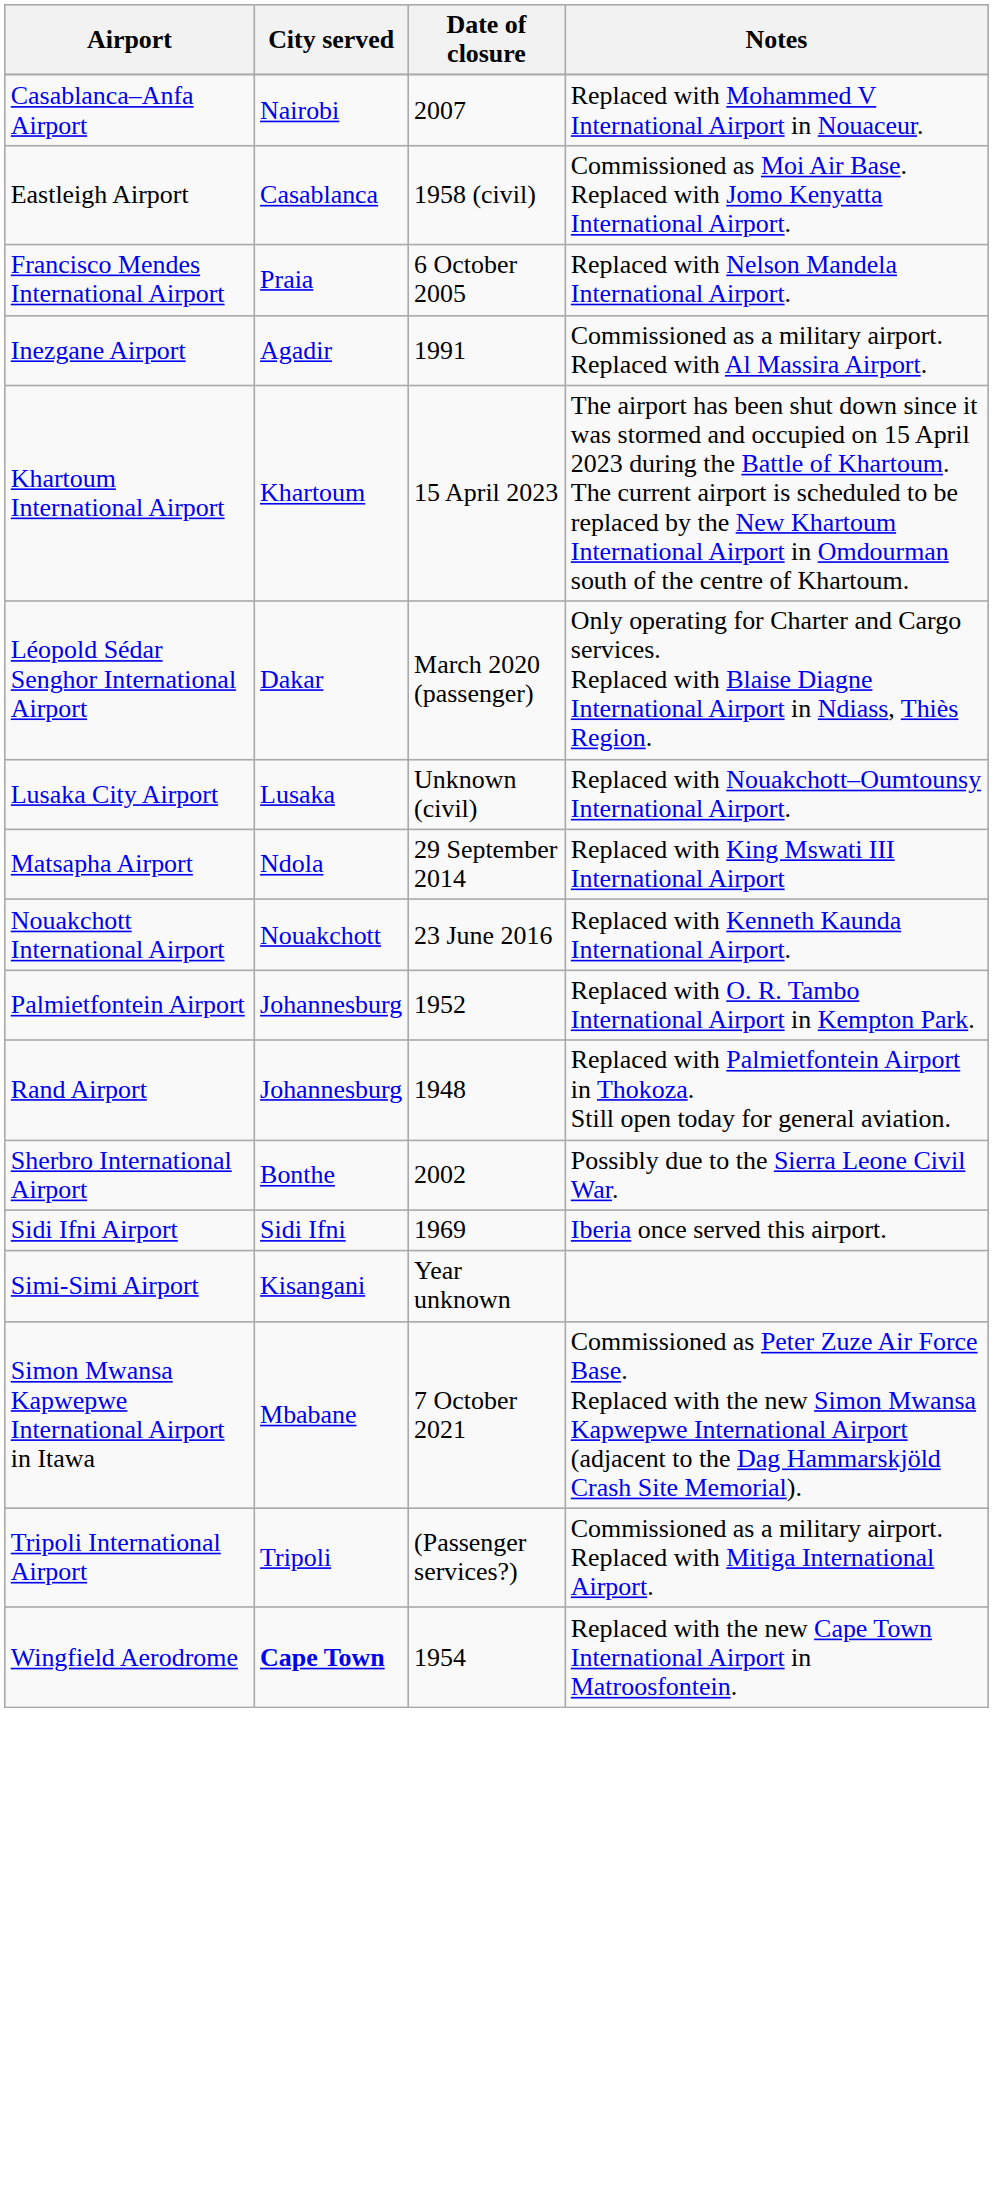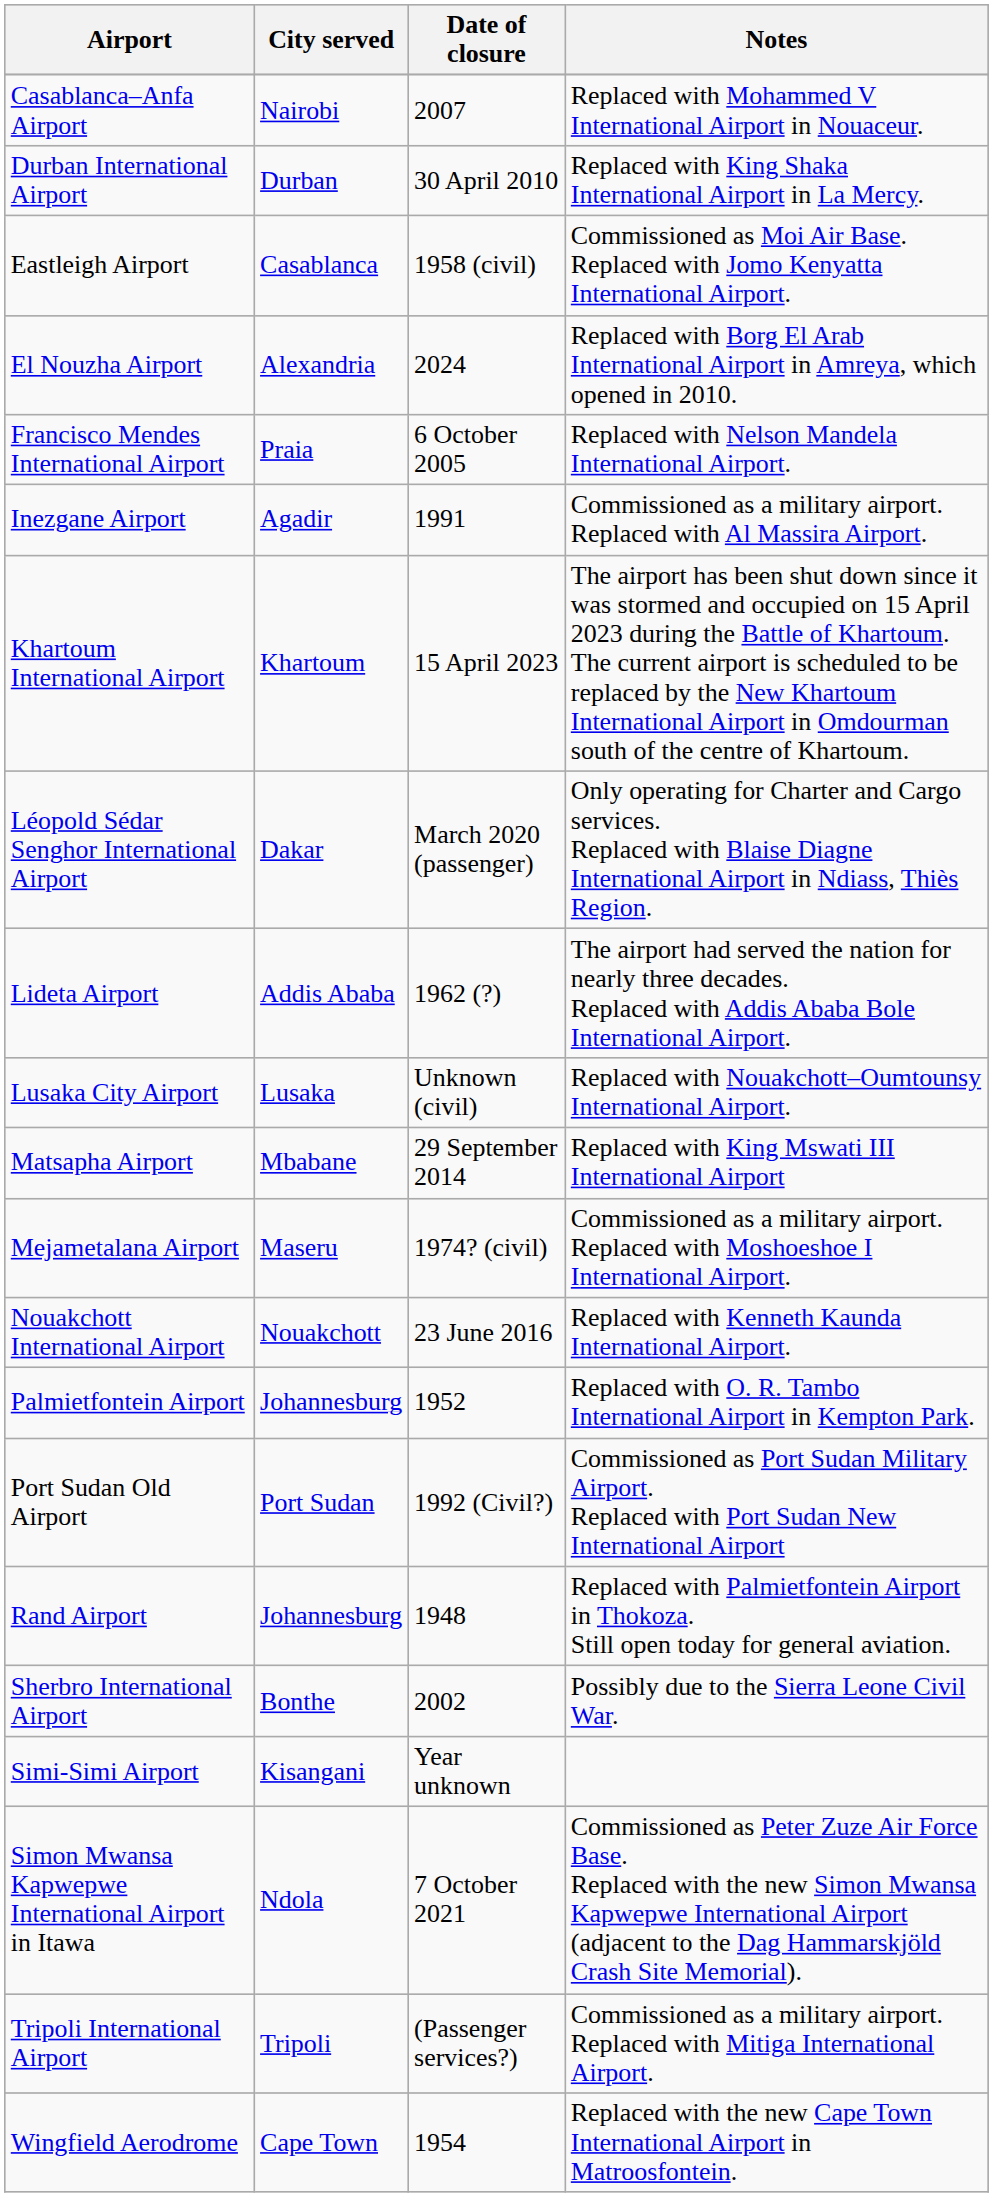+ row: (119, 180)
+ row: (107, 364)
+ row: (85, 992)
(292, 864) Ndola -> (308, 1162) Mbabane
+ row: (125, 1247)
+ row: (91, 1501)
- row: (94, 1230)
(308, 1414) Mbabane -> (292, 1899) Ndola
(322, 1657) bold -> (319, 2142) normal
